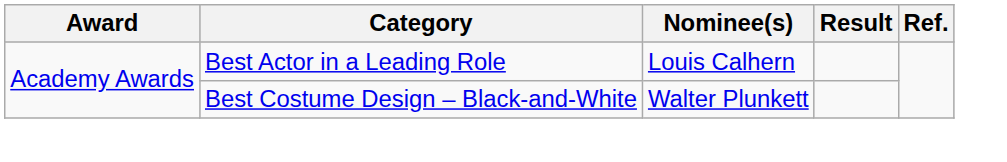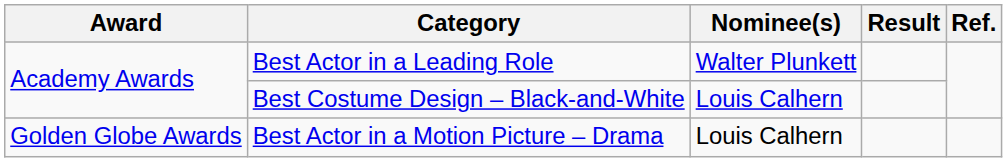(721, 61) Louis Calhern -> (776, 61) Walter Plunkett
(728, 99) Walter Plunkett -> (769, 99) Louis Calhern
+ row: (458, 136)
